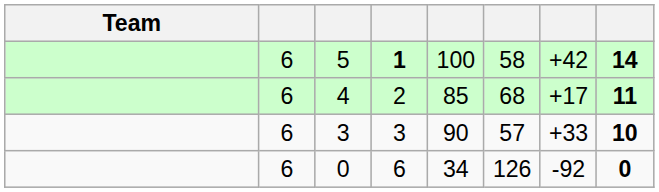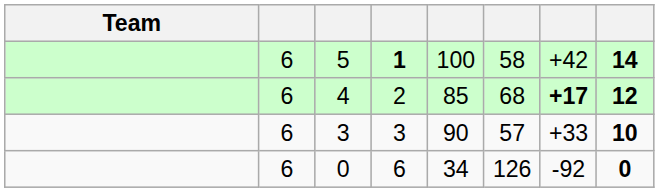(569, 96) normal -> (569, 96) bold
(625, 96) 11 -> (625, 96) 12
